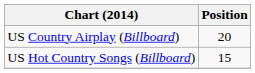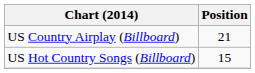(225, 36) 20 -> (225, 36) 21
